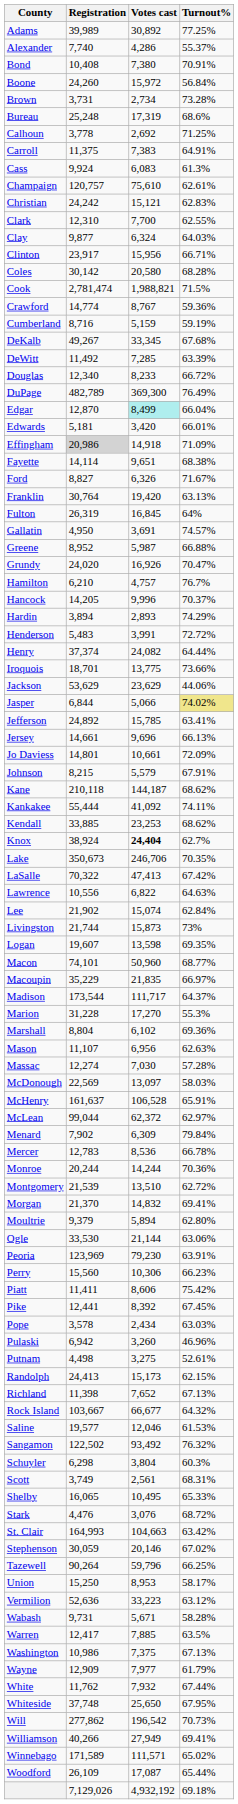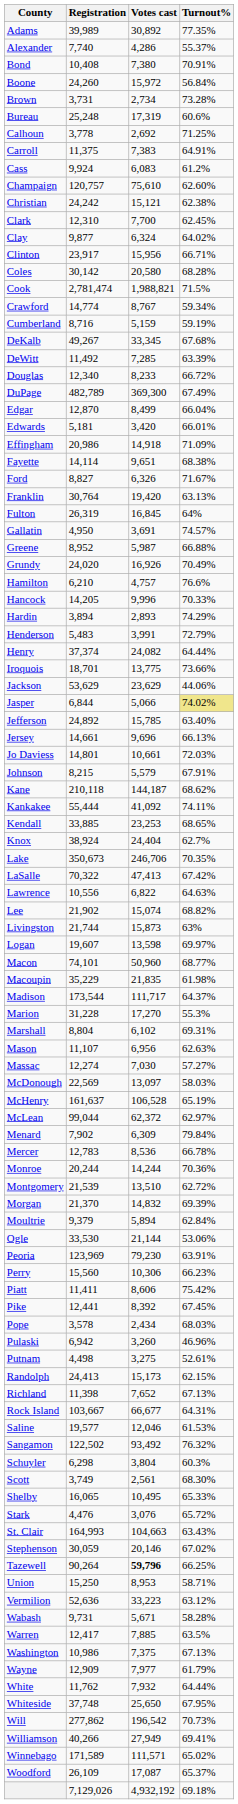(199, 30) 77.25% -> (199, 30) 77.35%
(196, 116) 68.6% -> (196, 116) 60.6%
(196, 168) 61.3% -> (196, 168) 61.2%
(199, 185) 62.61% -> (199, 185) 62.60%
(199, 202) 62.83% -> (199, 202) 62.38%
(199, 220) 62.55% -> (199, 220) 62.45%
(199, 237) 64.03% -> (199, 237) 64.02%
(199, 306) 59.36% -> (199, 306) 59.34%
(199, 392) 76.49% -> (199, 392) 67.49%
(143, 409) paleturquoise background -> (143, 409) no background
(84, 444) lightgrey background -> (84, 444) no background
(199, 565) 70.47% -> (199, 565) 70.49%
(196, 582) 76.7% -> (196, 582) 76.6%
(199, 599) 70.37% -> (199, 599) 70.33%
(199, 634) 72.72% -> (199, 634) 72.79%
(199, 720) 63.41% -> (199, 720) 63.40%
(199, 755) 72.09% -> (199, 755) 72.03%
(199, 824) 68.62% -> (199, 824) 68.65%
(146, 841) bold -> (146, 841) normal
(199, 910) 62.84% -> (199, 910) 68.82%
(192, 927) 73% -> (192, 927) 63%
(199, 944) 69.35% -> (199, 944) 69.97%
(199, 979) 66.97% -> (199, 979) 61.98%
(199, 1031) 69.36% -> (199, 1031) 69.31%
(199, 1065) 57.28% -> (199, 1065) 57.27%
(199, 1100) 65.91% -> (199, 1100) 65.19%
(199, 1203) 69.41% -> (199, 1203) 69.39%
(199, 1220) 62.80% -> (199, 1220) 62.84%
(199, 1238) 63.06% -> (199, 1238) 53.06%
(199, 1324) 63.03% -> (199, 1324) 68.03%
(199, 1410) 64.32% -> (199, 1410) 64.31%
(199, 1479) 68.31% -> (199, 1479) 68.30%
(199, 1514) 68.72% -> (199, 1514) 65.72%
(199, 1531) 63.42% -> (199, 1531) 63.43%
(146, 1566) normal -> (146, 1566) bold
(199, 1583) 58.17% -> (199, 1583) 58.71%
(199, 1686) 67.44% -> (199, 1686) 64.44%
(199, 1773) 65.44% -> (199, 1773) 65.37%
